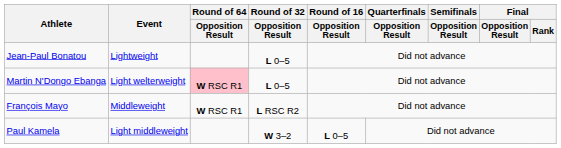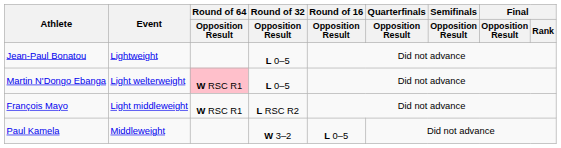(138, 106) Middleweight -> (149, 106) Light middleweight
(149, 131) Light middleweight -> (138, 131) Middleweight
